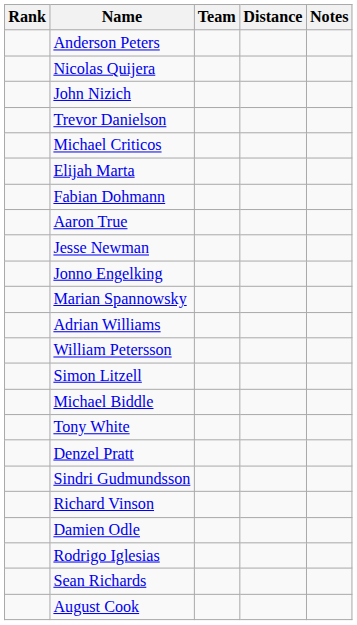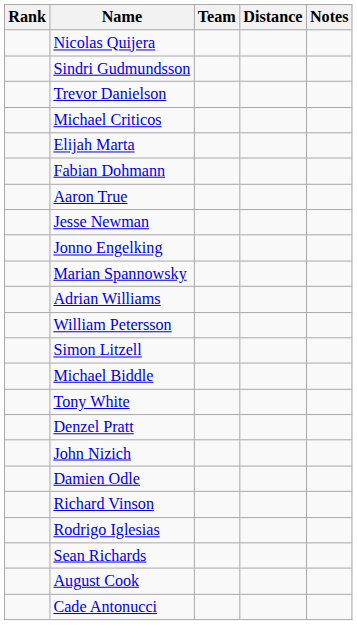- row: (107, 42)
rows swapped: (122, 478) <-> (92, 94)
rows swapped: (104, 504) <-> (97, 529)
+ row: (105, 606)
